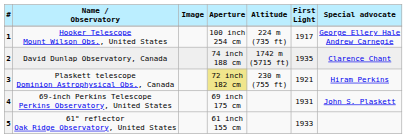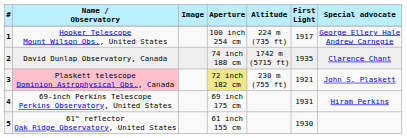(95, 79) no background -> (95, 79) pink background
(360, 79) Hiram Perkins -> (360, 79) John S. Plaskett
(360, 101) John S. Plaskett -> (360, 101) Hiram Perkins
(304, 122) 1933 -> (304, 122) 1930
